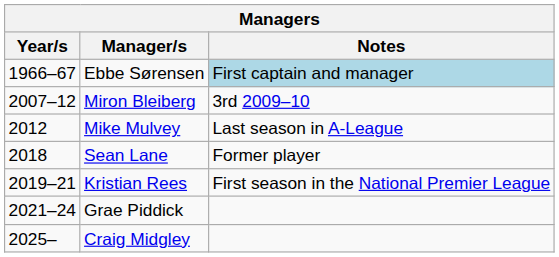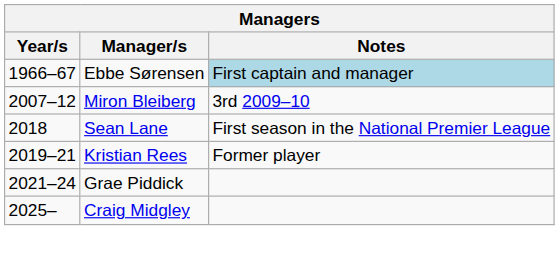- row: (132, 128)
(266, 156) Former player -> (381, 128) First season in the National Premier League
(381, 183) First season in the National Premier League -> (266, 156) Former player
